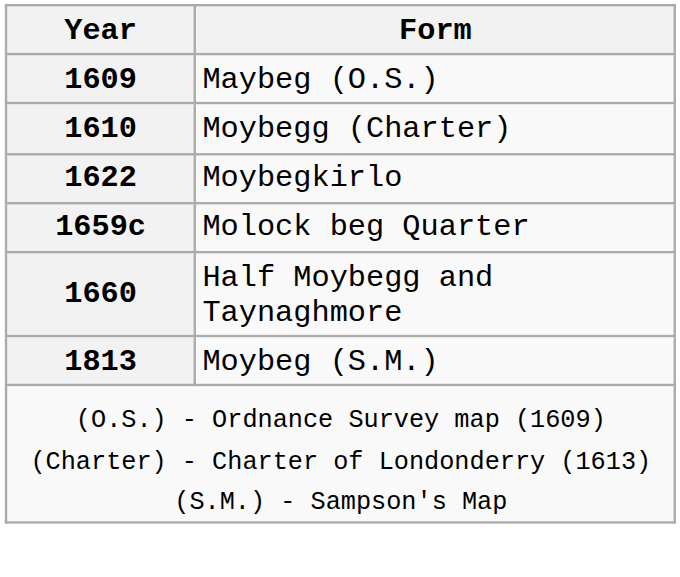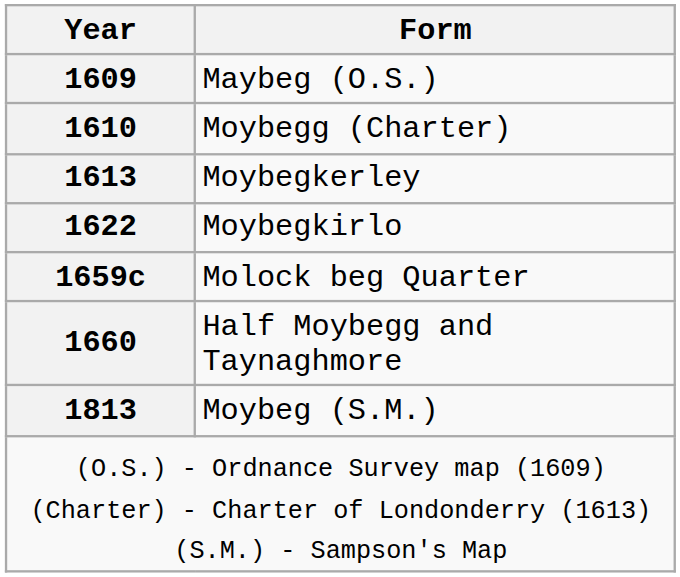+ row: (311, 178)
